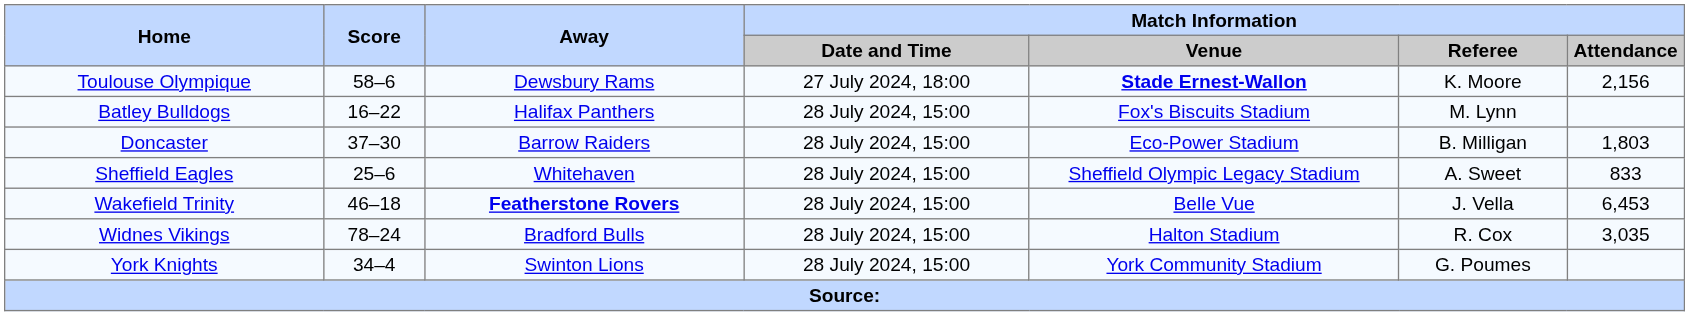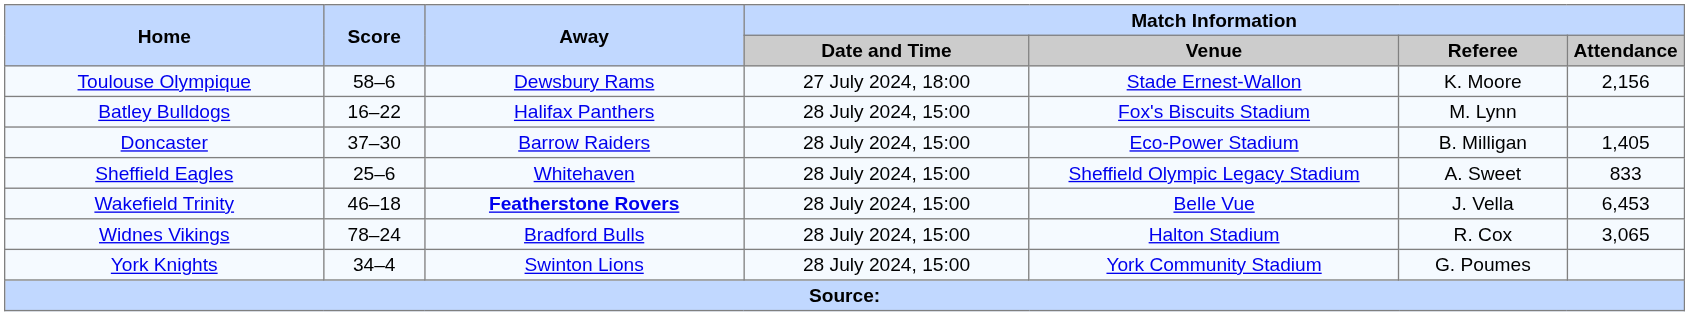(1214, 81) bold -> (1214, 81) normal
(1626, 142) 1,803 -> (1626, 142) 1,405
(1626, 234) 3,035 -> (1626, 234) 3,065
